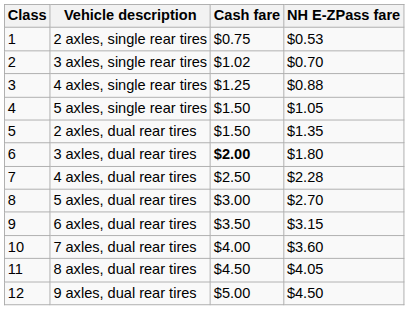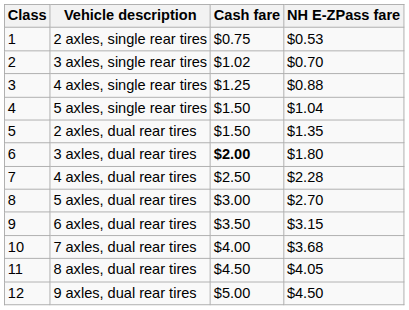(305, 108) $1.05 -> (305, 108) $1.04
(305, 246) $3.60 -> (305, 246) $3.68
